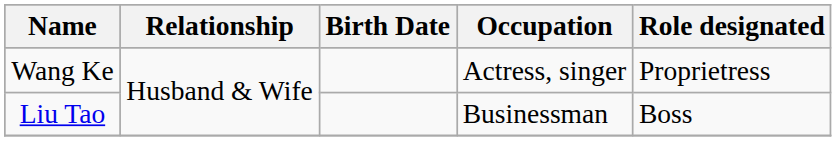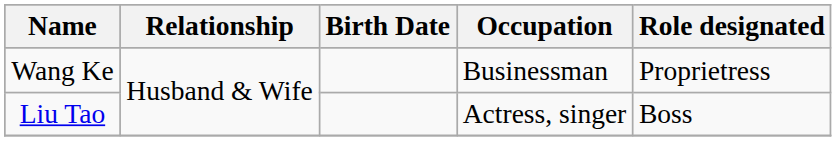(545, 69) Actress, singer -> (535, 69) Businessman
(535, 113) Businessman -> (545, 113) Actress, singer
